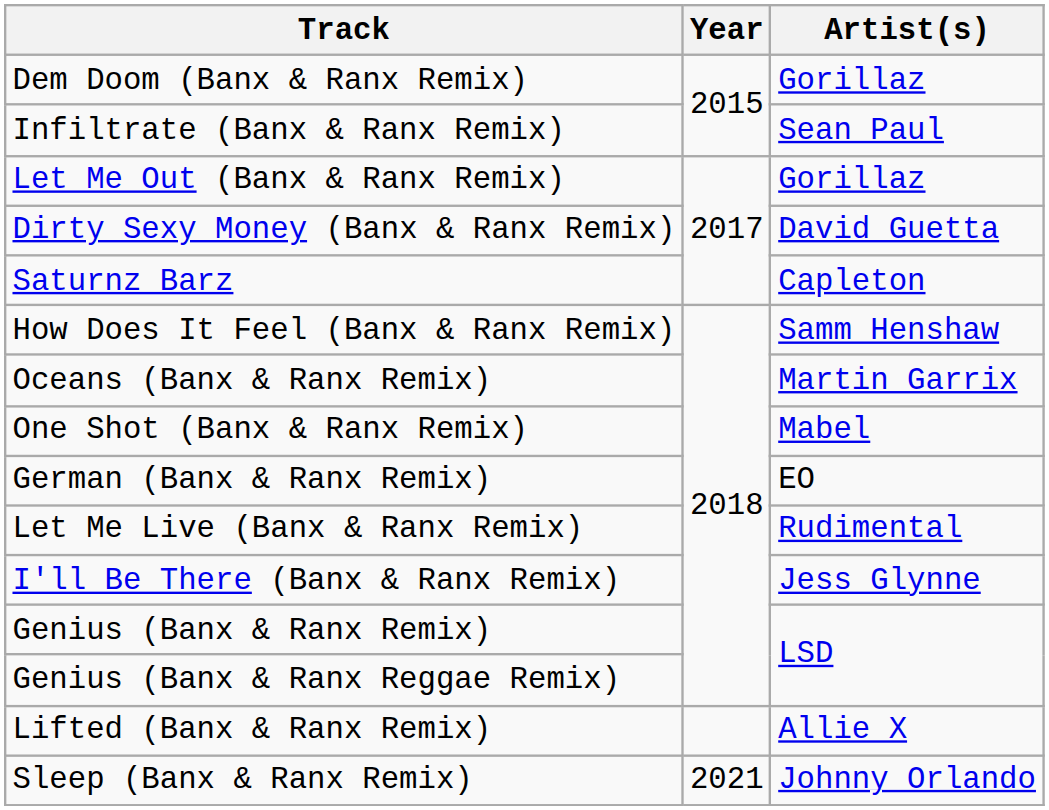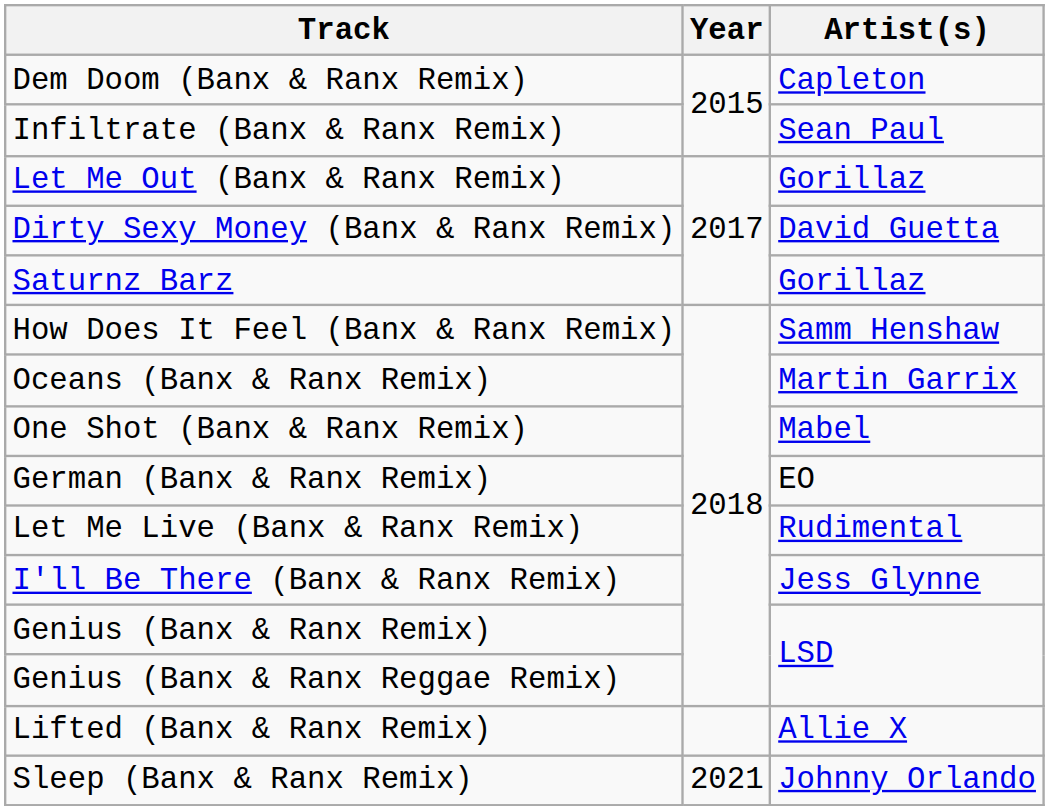(852, 80) Gorillaz -> (852, 80) Capleton
(852, 280) Capleton -> (852, 280) Gorillaz
